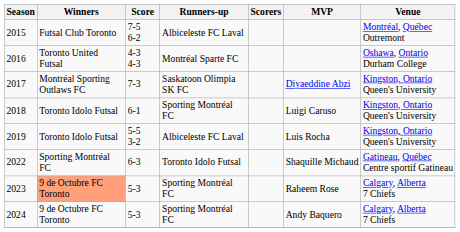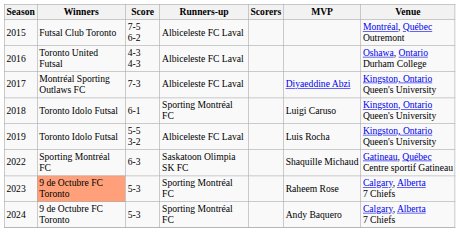(200, 58) Montréal Sparte FC -> (203, 58) Albiceleste FC Laval
(199, 84) Saskatoon Olimpia SK FC -> (203, 84) Albiceleste FC Laval
(201, 162) Toronto Idolo Futsal -> (199, 162) Saskatoon Olimpia SK FC
